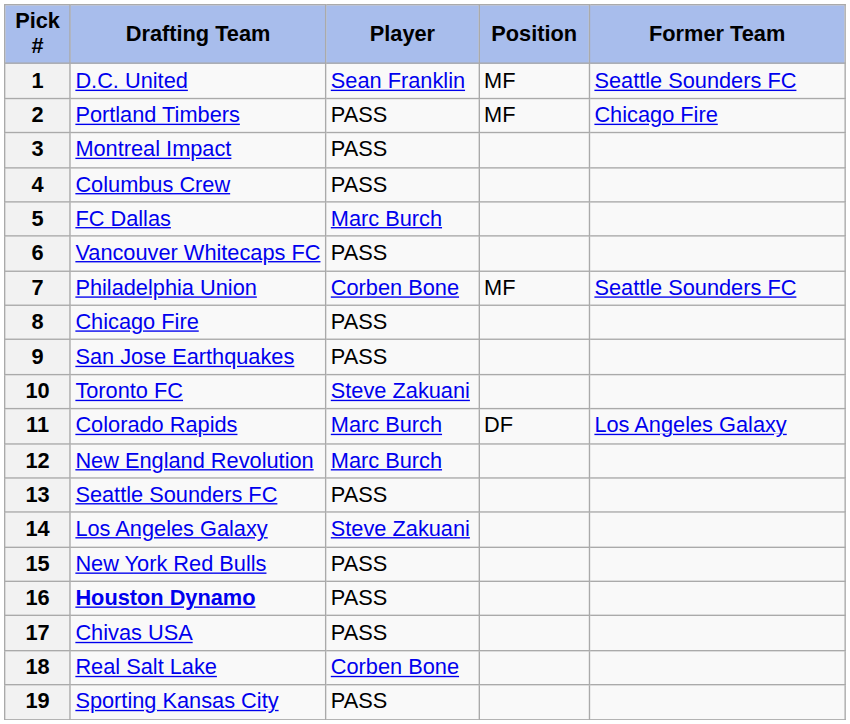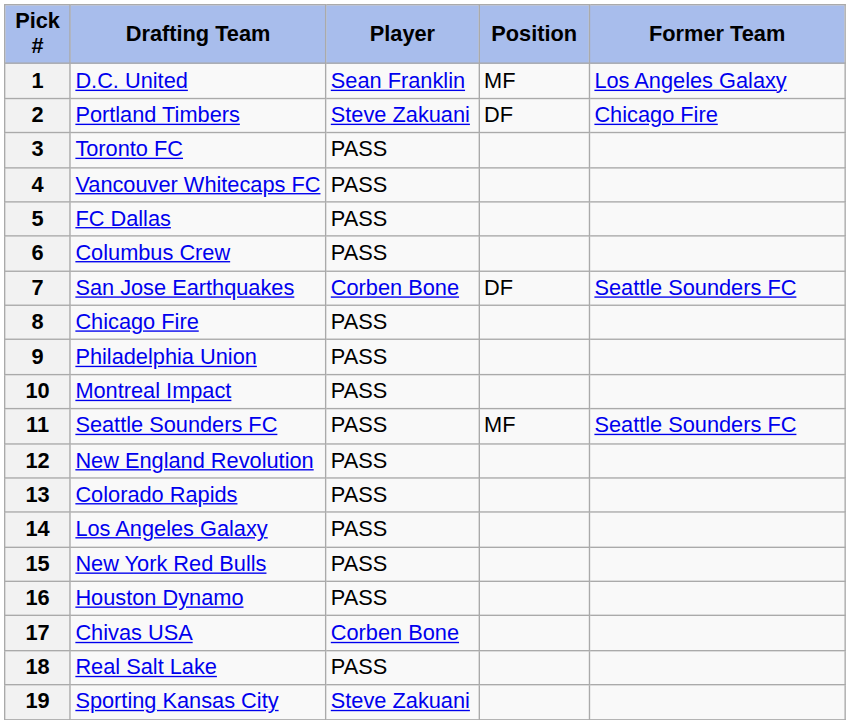(695, 80) Seattle Sounders FC -> (691, 80) Los Angeles Galaxy
(359, 115) PASS -> (400, 115) Steve Zakuani
(500, 115) MF -> (499, 115) DF
(153, 149) Montreal Impact -> (129, 149) Toronto FC
(153, 184) Columbus Crew -> (198, 184) Vancouver Whitecaps FC
(386, 218) Marc Burch -> (359, 218) PASS
(198, 253) Vancouver Whitecaps FC -> (153, 253) Columbus Crew
(166, 287) Philadelphia Union -> (185, 287) San Jose Earthquakes
(500, 287) MF -> (499, 287) DF
(185, 356) San Jose Earthquakes -> (166, 356) Philadelphia Union
(129, 391) Toronto FC -> (153, 391) Montreal Impact
(400, 391) Steve Zakuani -> (359, 391) PASS
(156, 425) Colorado Rapids -> (176, 425) Seattle Sounders FC
(386, 425) Marc Burch -> (359, 425) PASS
(499, 425) DF -> (500, 425) MF
(691, 425) Los Angeles Galaxy -> (695, 425) Seattle Sounders FC
(386, 460) Marc Burch -> (359, 460) PASS
(176, 494) Seattle Sounders FC -> (156, 494) Colorado Rapids
(400, 529) Steve Zakuani -> (359, 529) PASS
(165, 598) bold -> (159, 598) normal
(359, 632) PASS -> (395, 632) Corben Bone
(395, 667) Corben Bone -> (359, 667) PASS
(359, 701) PASS -> (400, 701) Steve Zakuani
